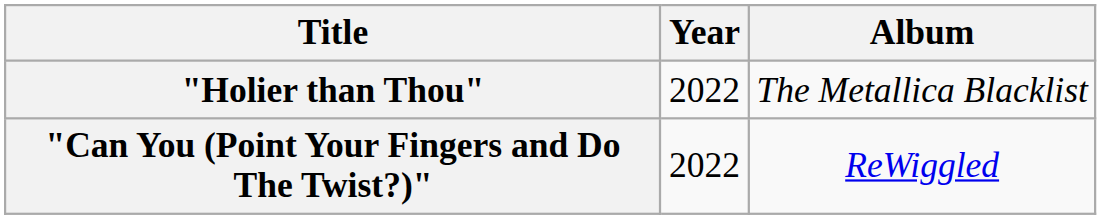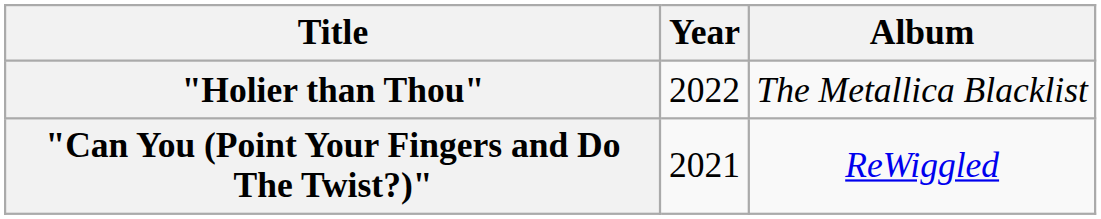(705, 165) 2022 -> (705, 165) 2021
